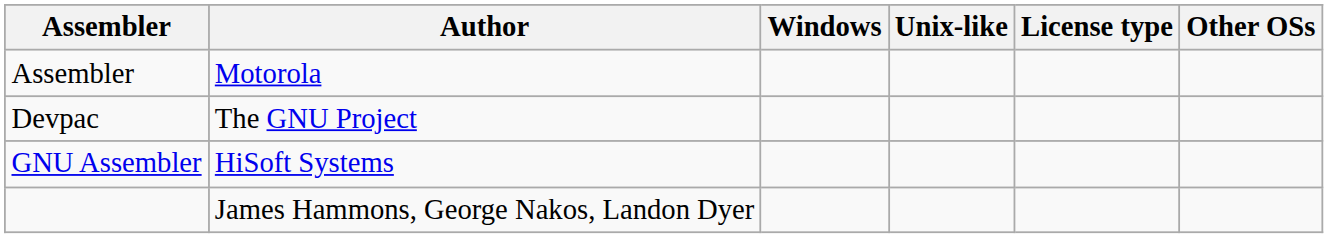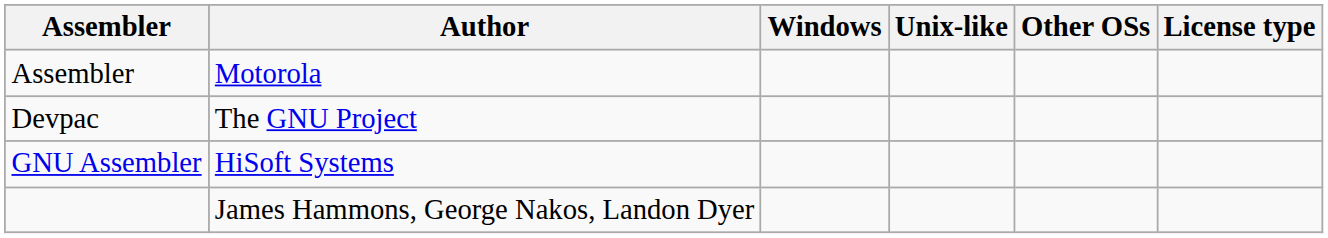columns swapped: (1251, 27) <-> (1097, 27)
